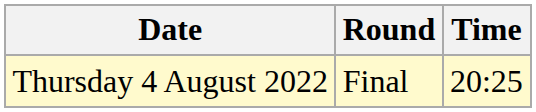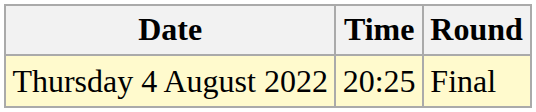columns swapped: (486, 29) <-> (389, 29)
